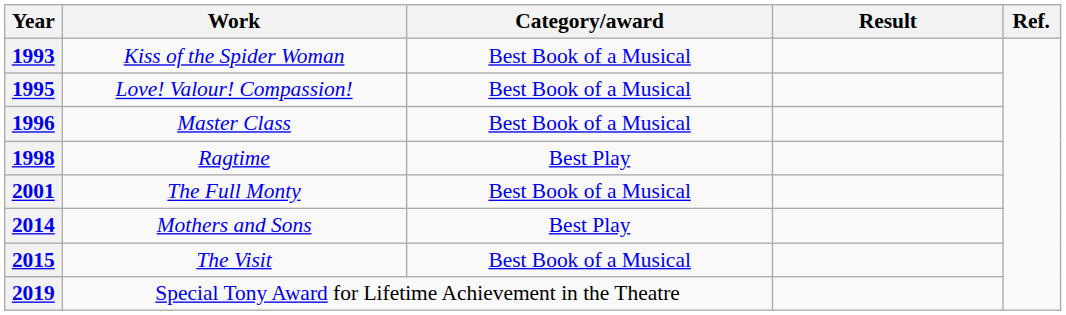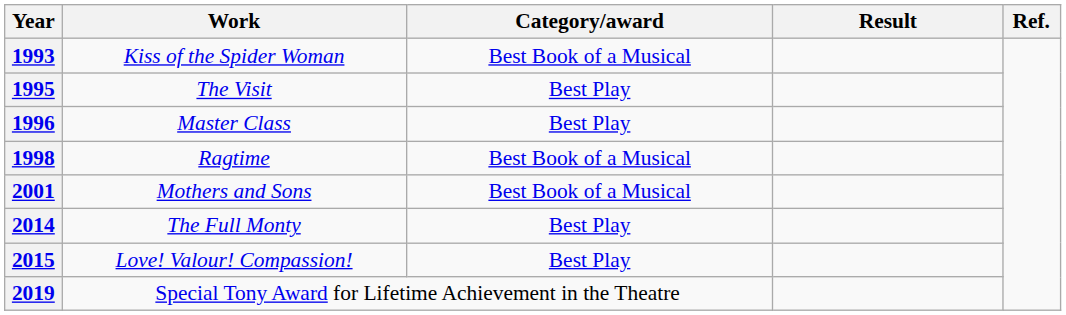(234, 89) Love! Valour! Compassion! -> (234, 89) The Visit
(590, 89) Best Book of a Musical -> (590, 89) Best Play
(590, 123) Best Book of a Musical -> (590, 123) Best Play
(590, 157) Best Play -> (590, 157) Best Book of a Musical
(234, 191) The Full Monty -> (234, 191) Mothers and Sons
(234, 225) Mothers and Sons -> (234, 225) The Full Monty
(234, 259) The Visit -> (234, 259) Love! Valour! Compassion!
(590, 259) Best Book of a Musical -> (590, 259) Best Play
